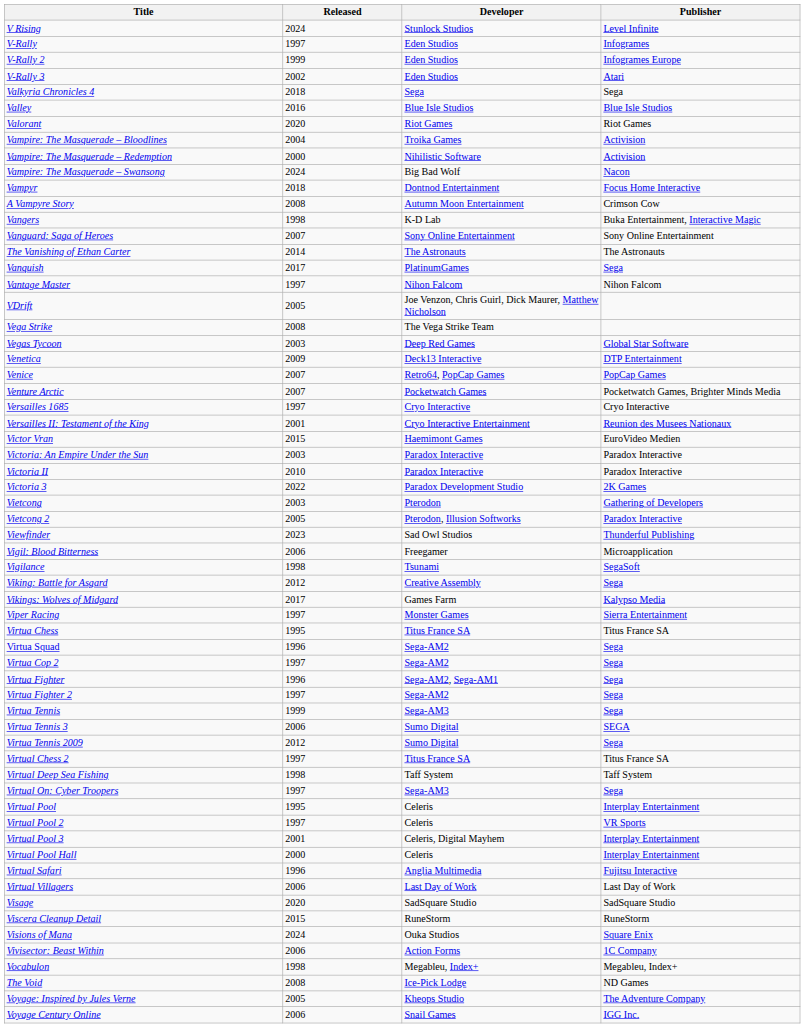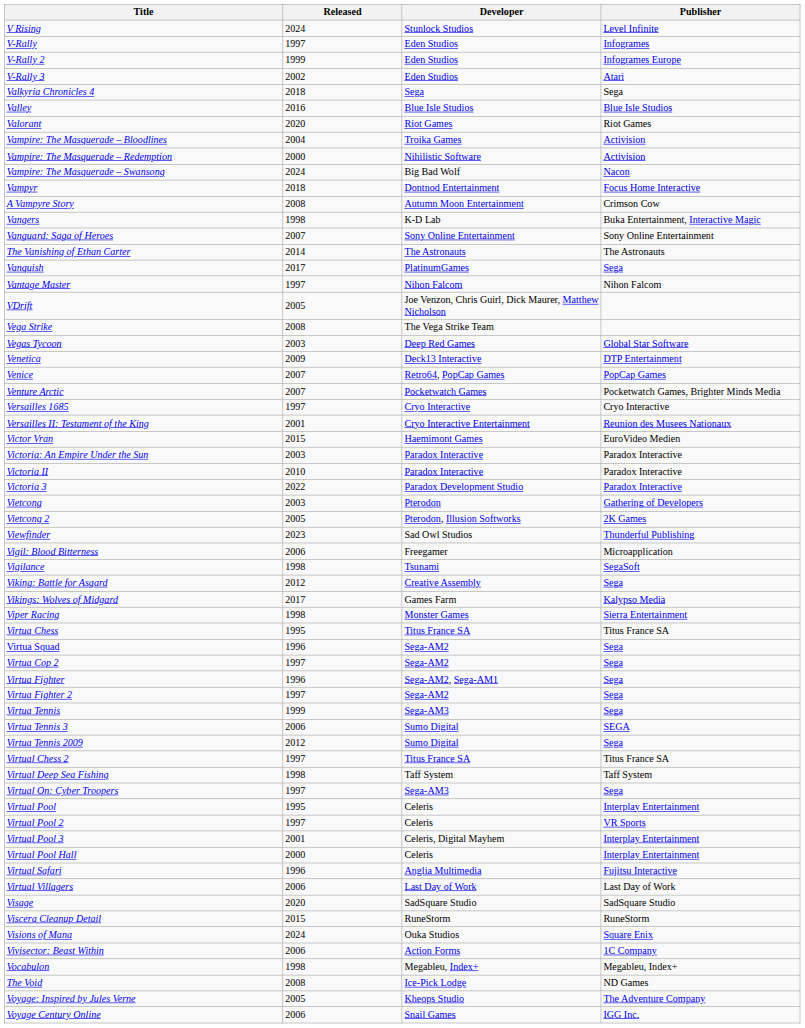(625, 487) 2K Games -> (643, 487) Paradox Interactive
(643, 519) Paradox Interactive -> (625, 519) 2K Games
(295, 615) 1997 -> (295, 615) 1998
